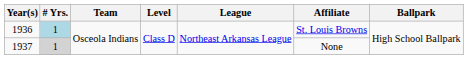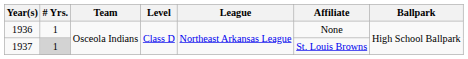(55, 29) lightblue background -> (55, 29) no background
(332, 29) St. Louis Browns -> (332, 29) None
(332, 46) None -> (332, 46) St. Louis Browns
